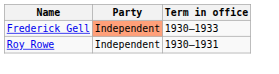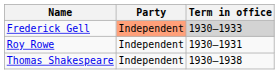(192, 29) no background -> (215, 29) lightgrey background
+ row: (60, 61)
